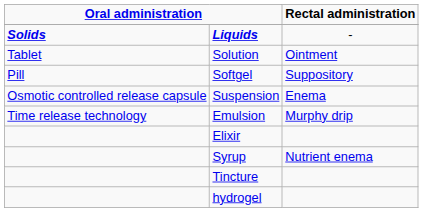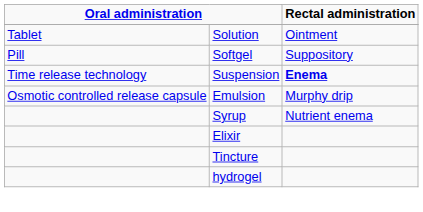- row: (235, 34)
(107, 95) Osmotic controlled release capsule -> (77, 75) Time release technology
(306, 95) normal -> (306, 75) bold
(77, 116) Time release technology -> (107, 95) Osmotic controlled release capsule
rows swapped: (229, 156) <-> (226, 136)
